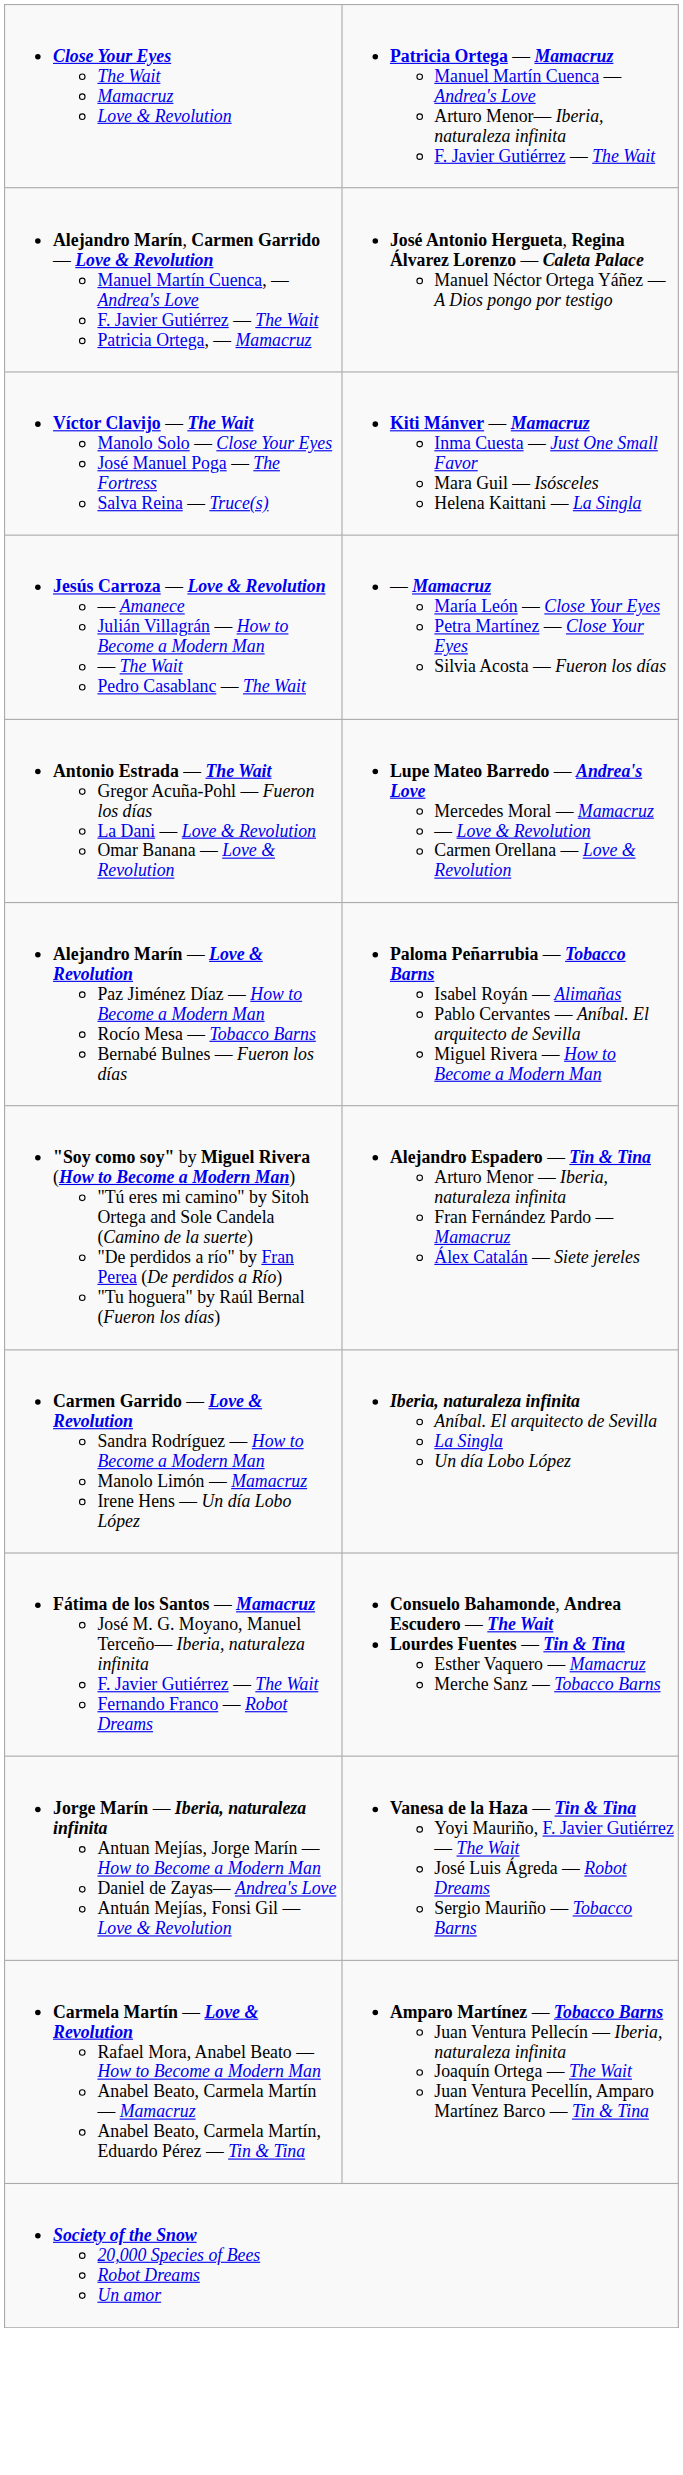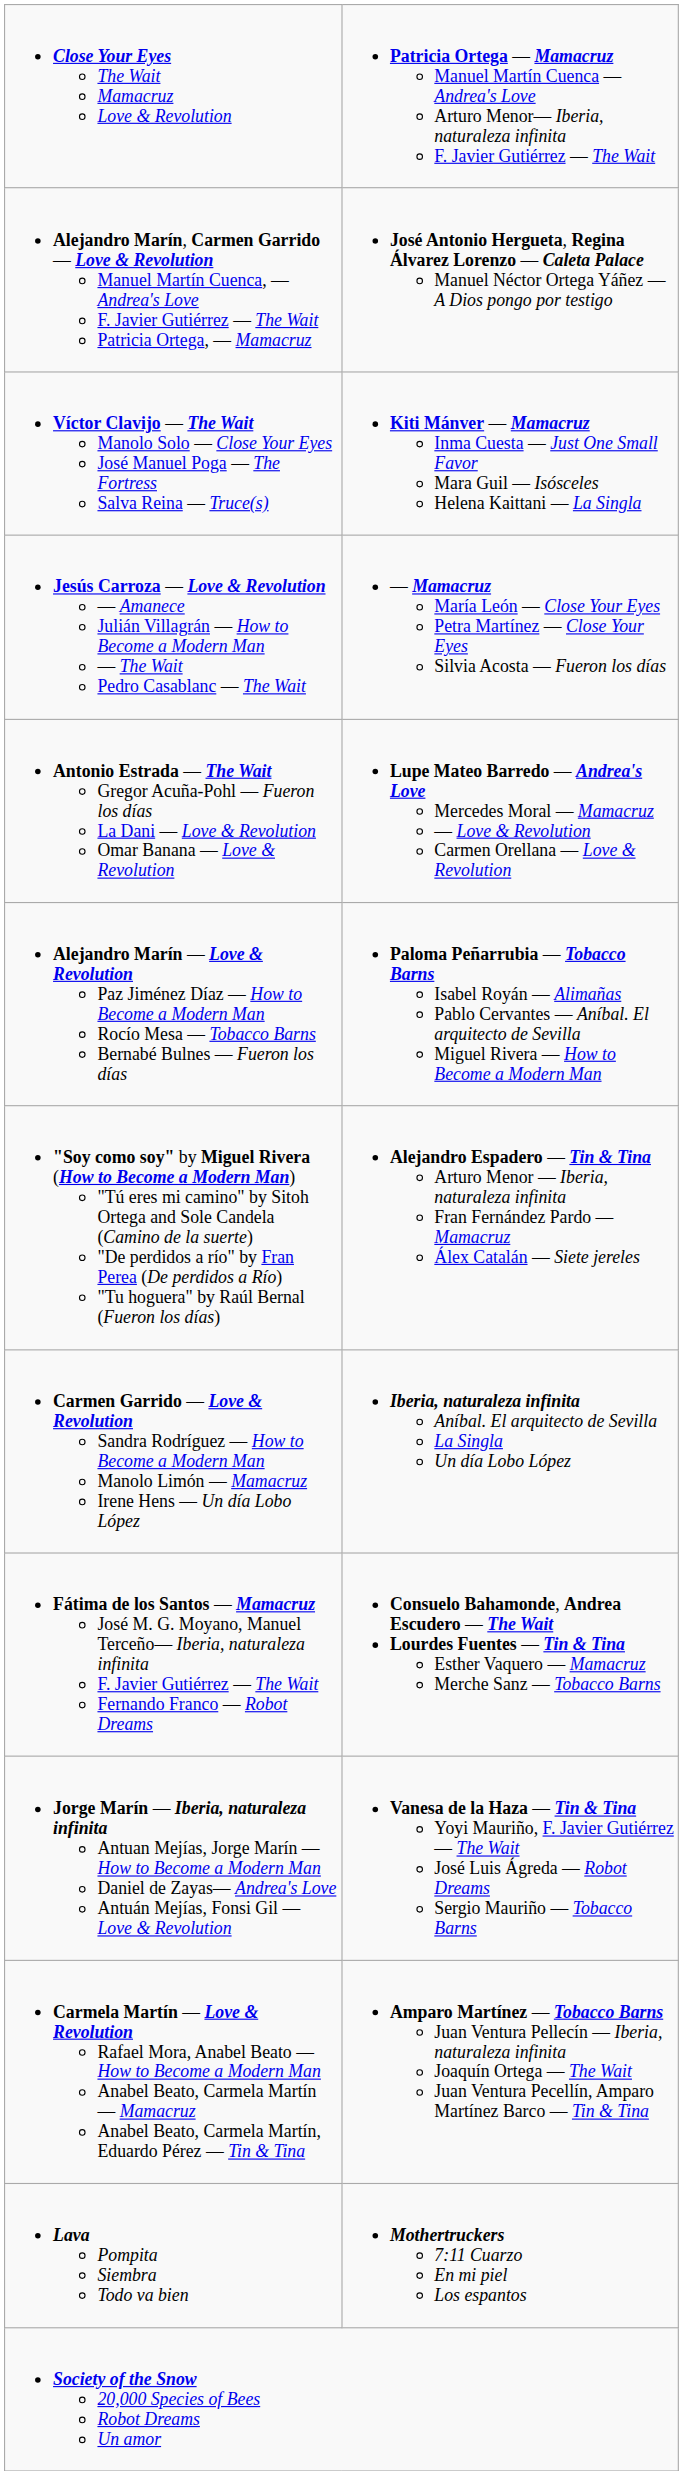+ row: (173, 2265)
